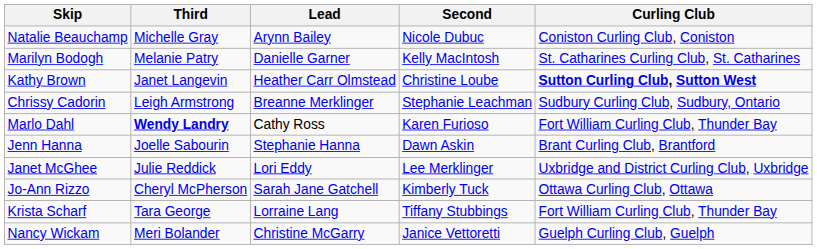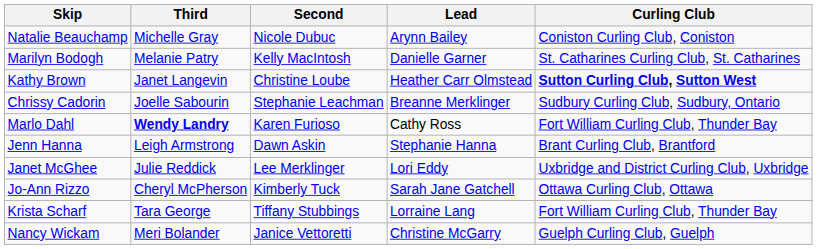columns swapped: (467, 15) <-> (325, 15)
(184, 102) Leigh Armstrong -> (181, 102) Joelle Sabourin
(181, 146) Joelle Sabourin -> (184, 146) Leigh Armstrong
